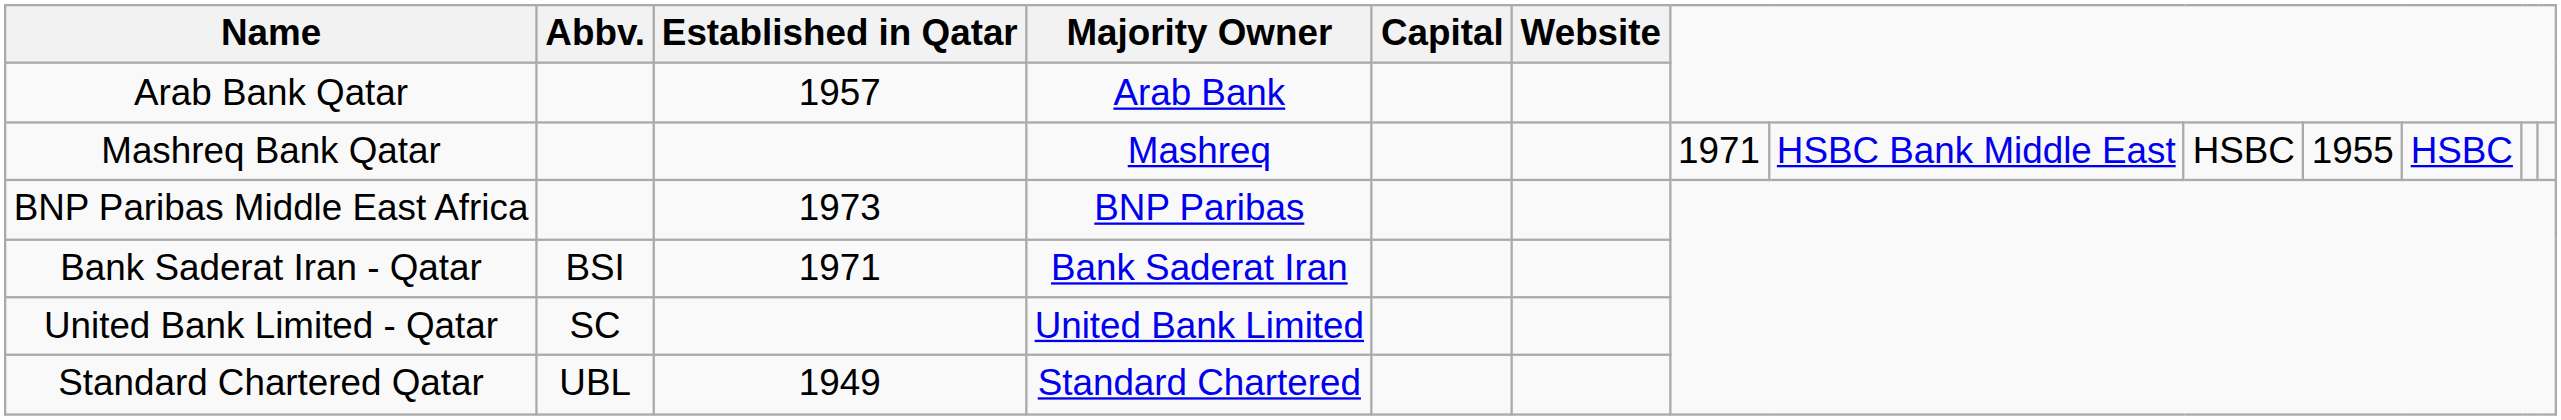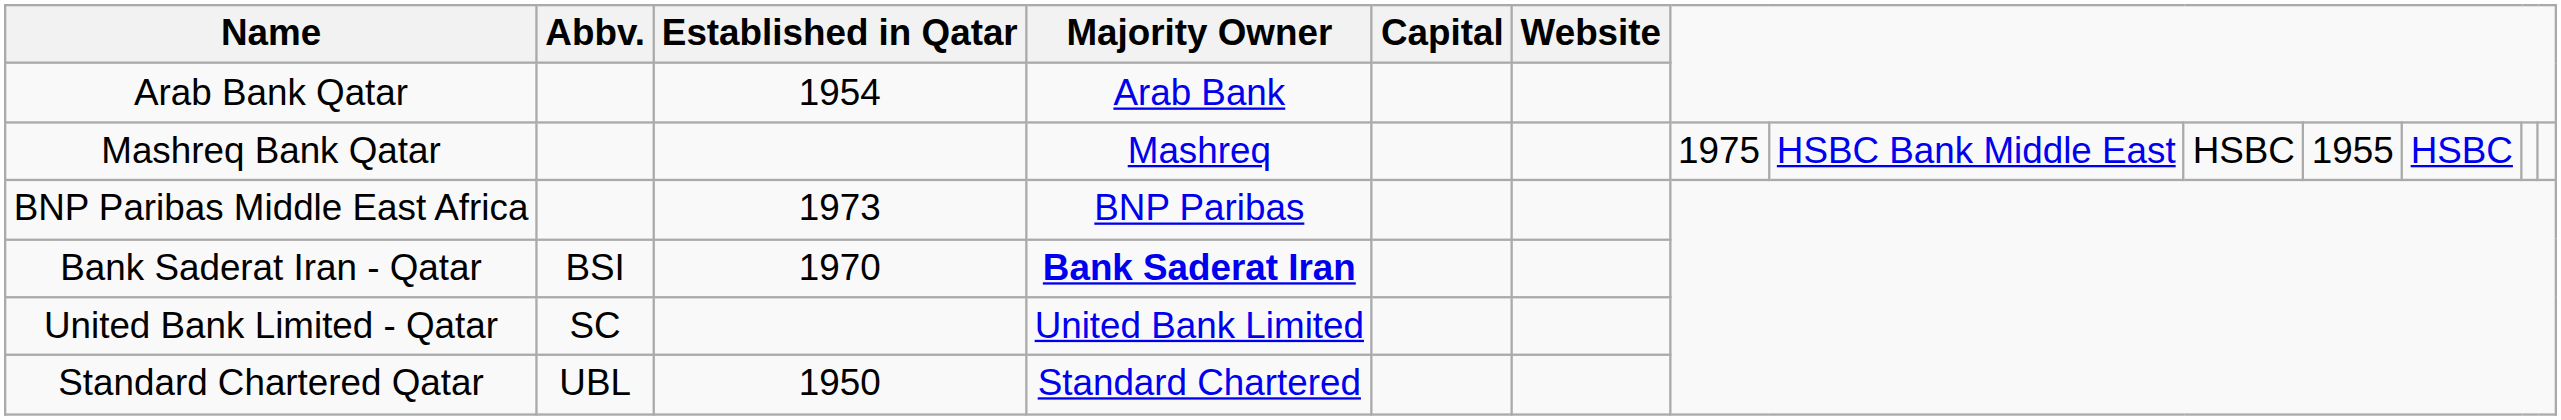(840, 92) 1957 -> (840, 92) 1954
(1719, 150) 1971 -> (1719, 150) 1975
(840, 267) 1971 -> (840, 267) 1970
(1199, 267) normal -> (1199, 267) bold
(840, 383) 1949 -> (840, 383) 1950
